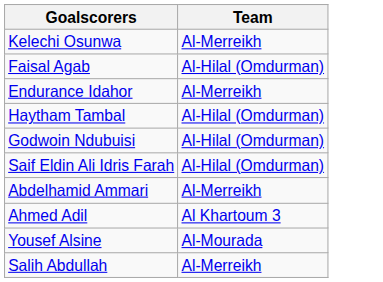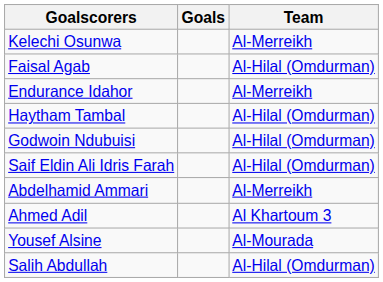+ column: (203, 17)
(221, 265) Al-Merreikh -> (304, 265) Al-Hilal (Omdurman)
